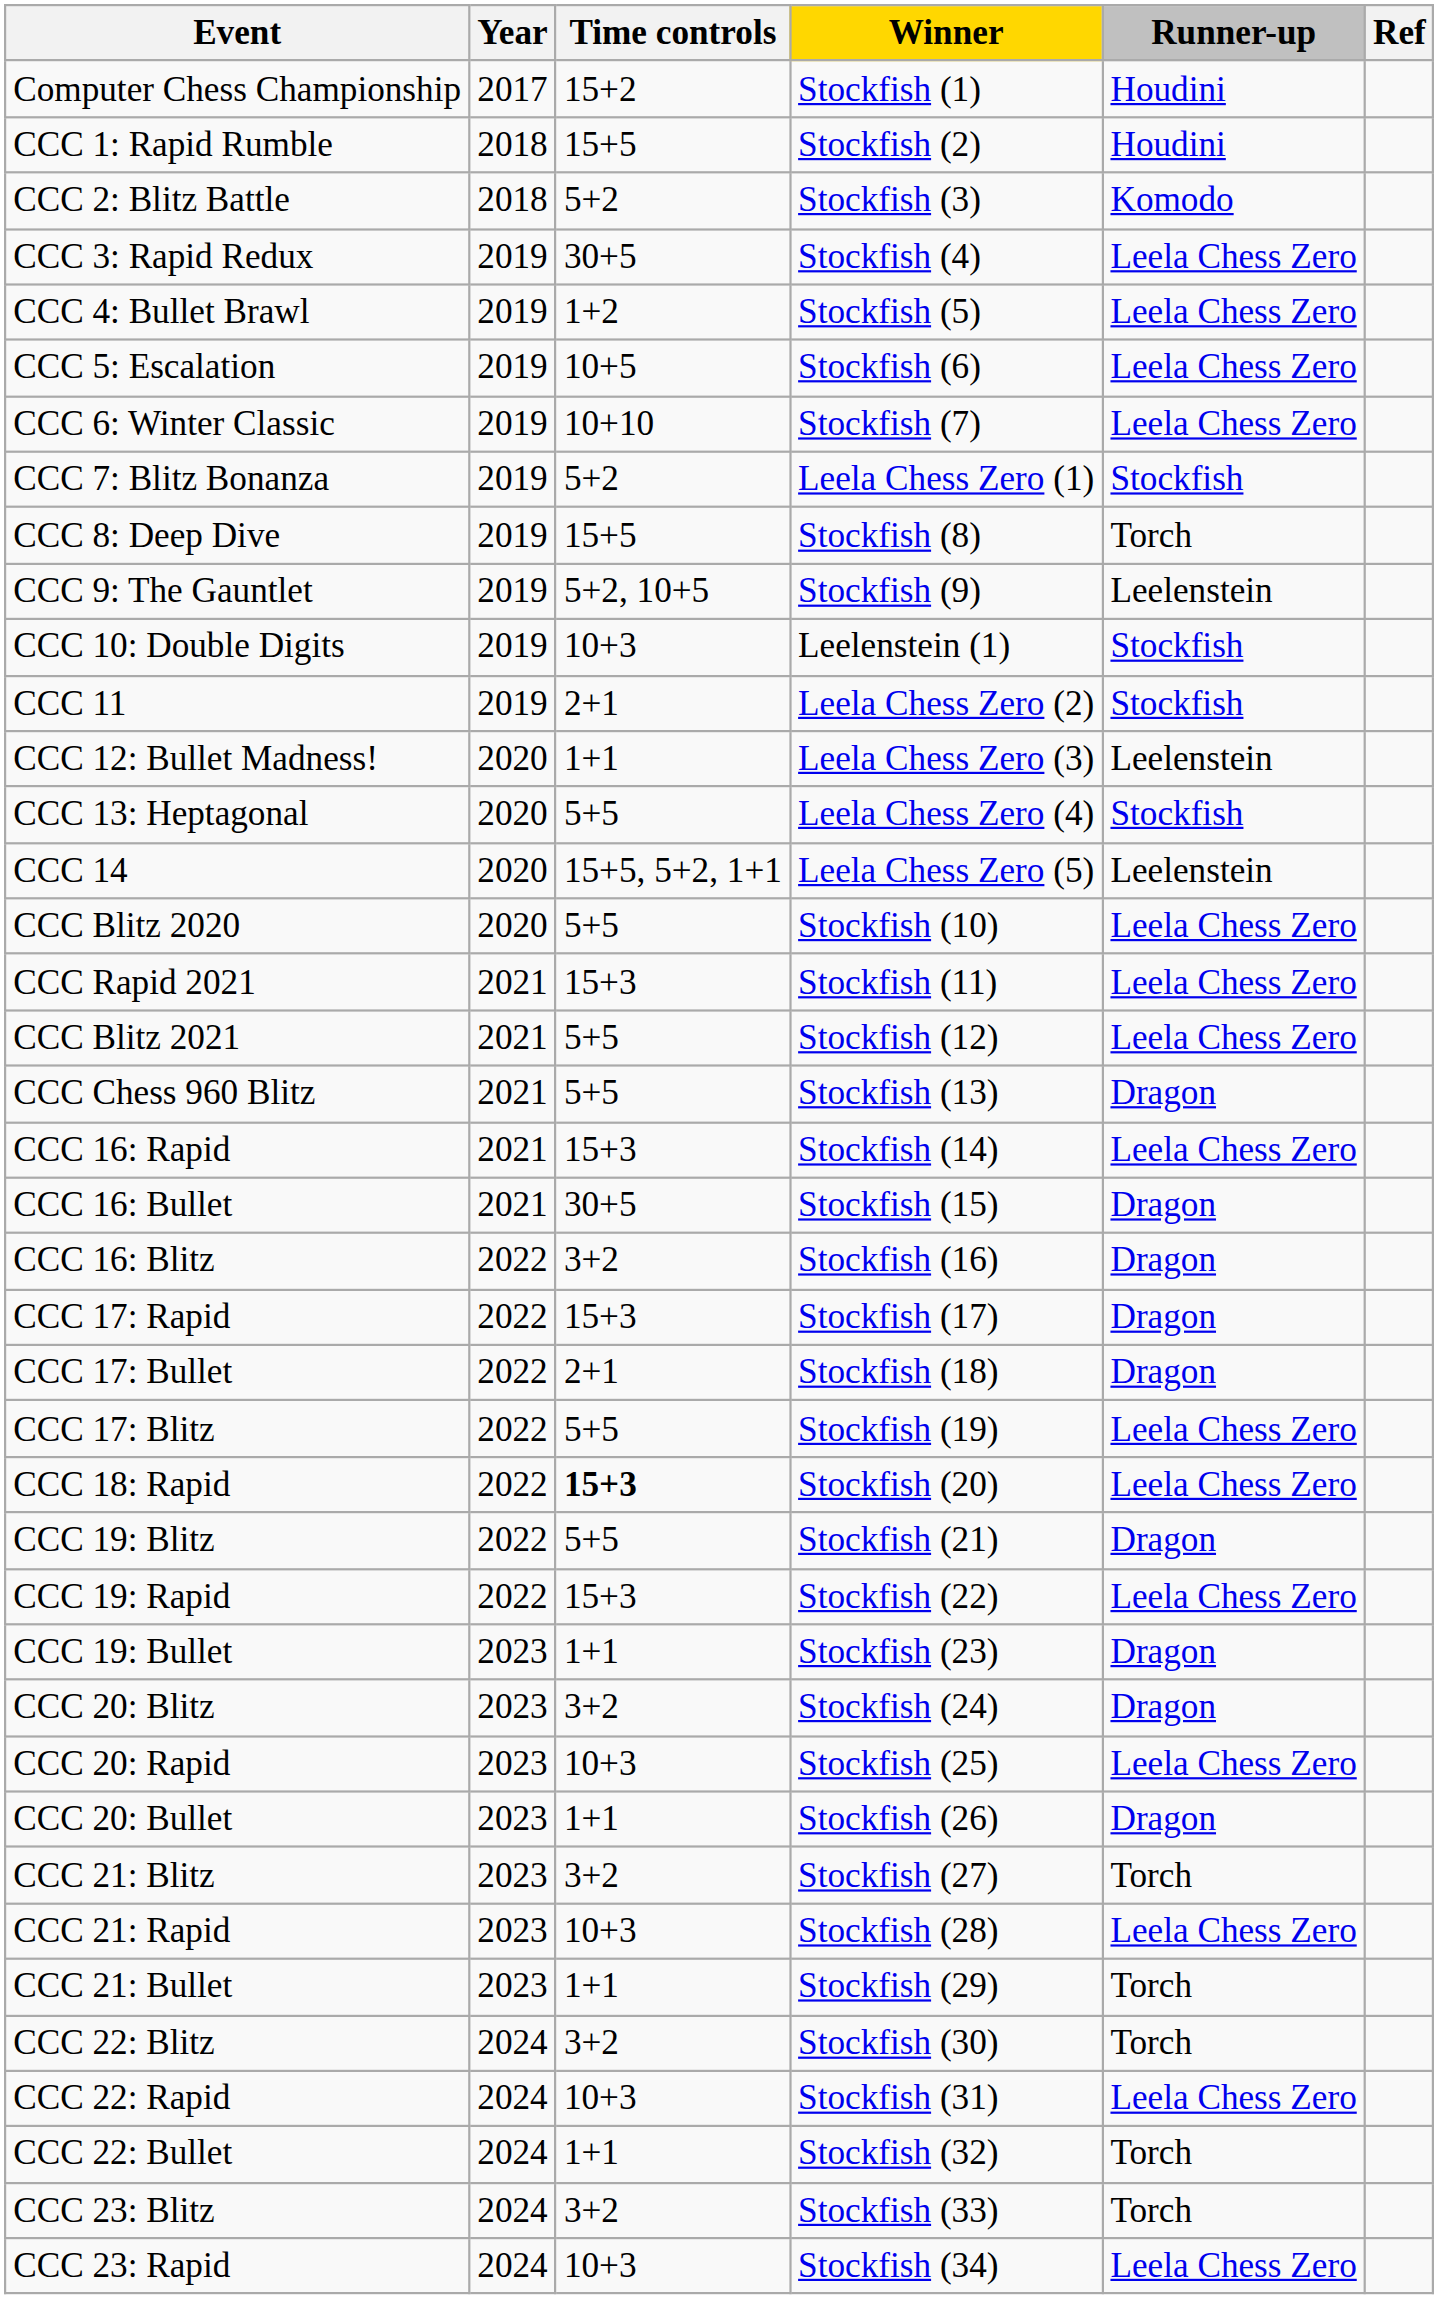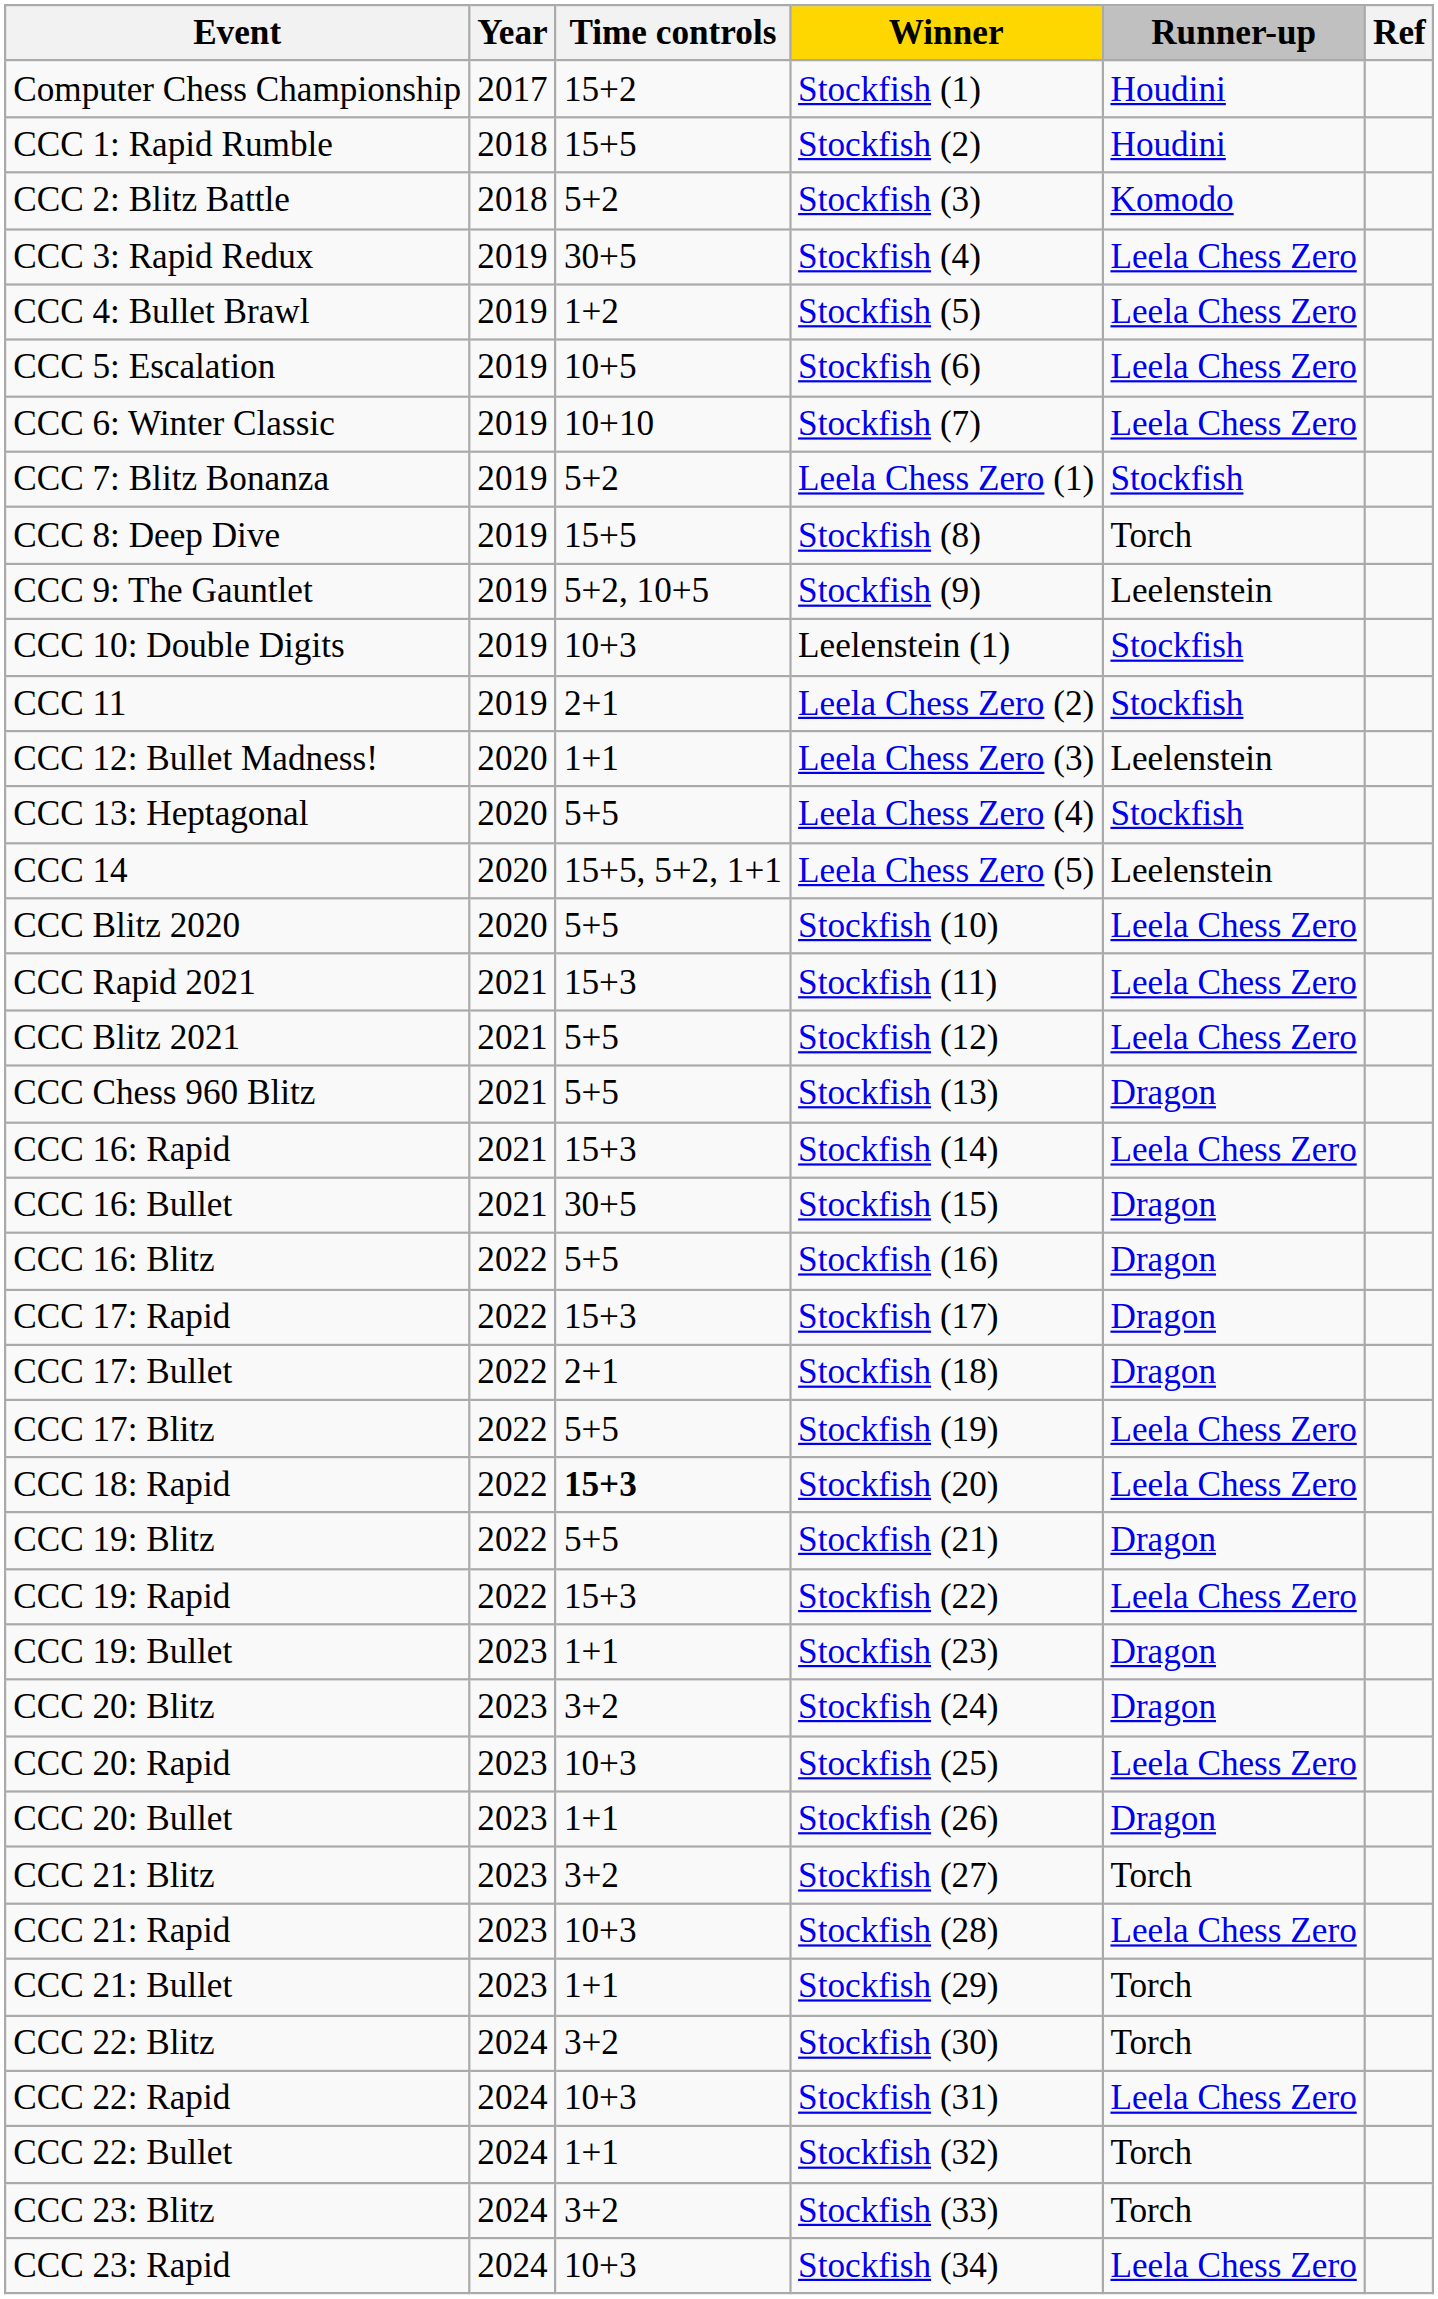(591, 1260) 3+2 -> (591, 1260) 5+5
